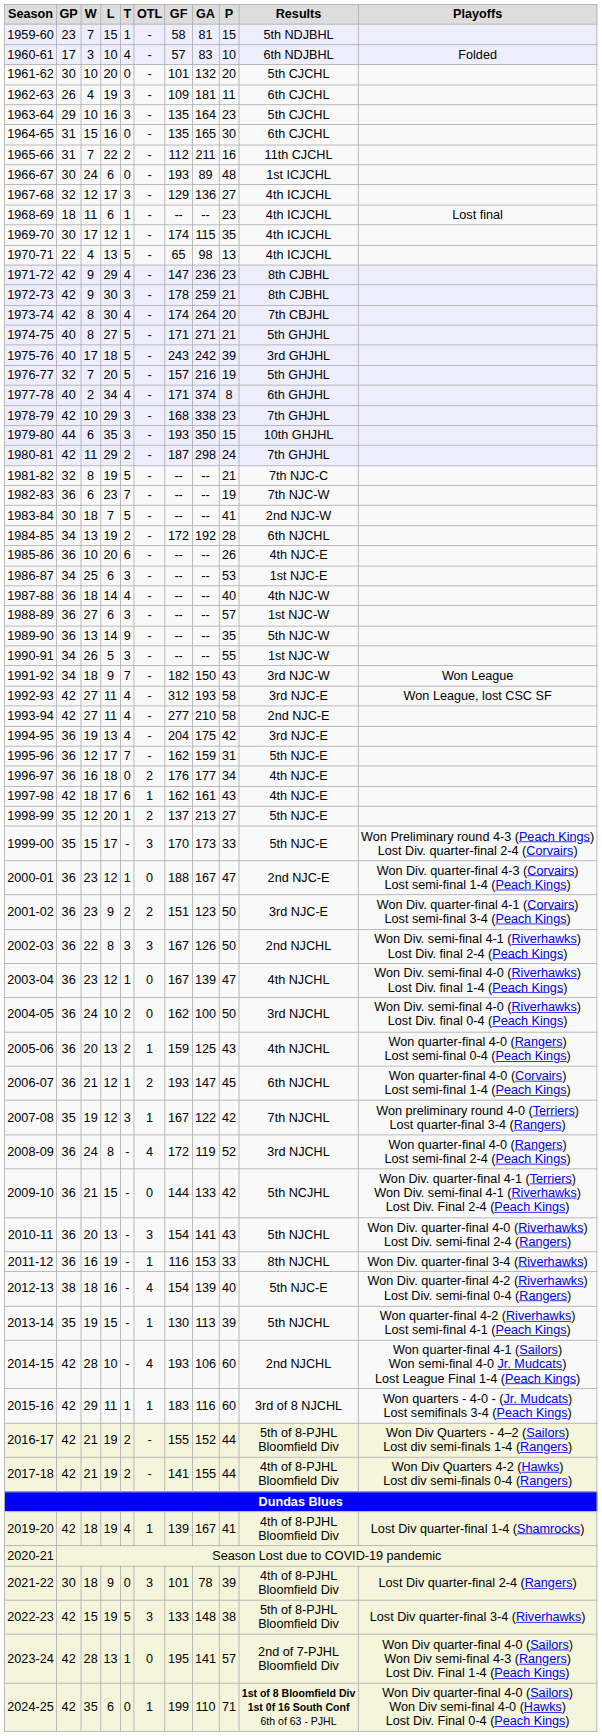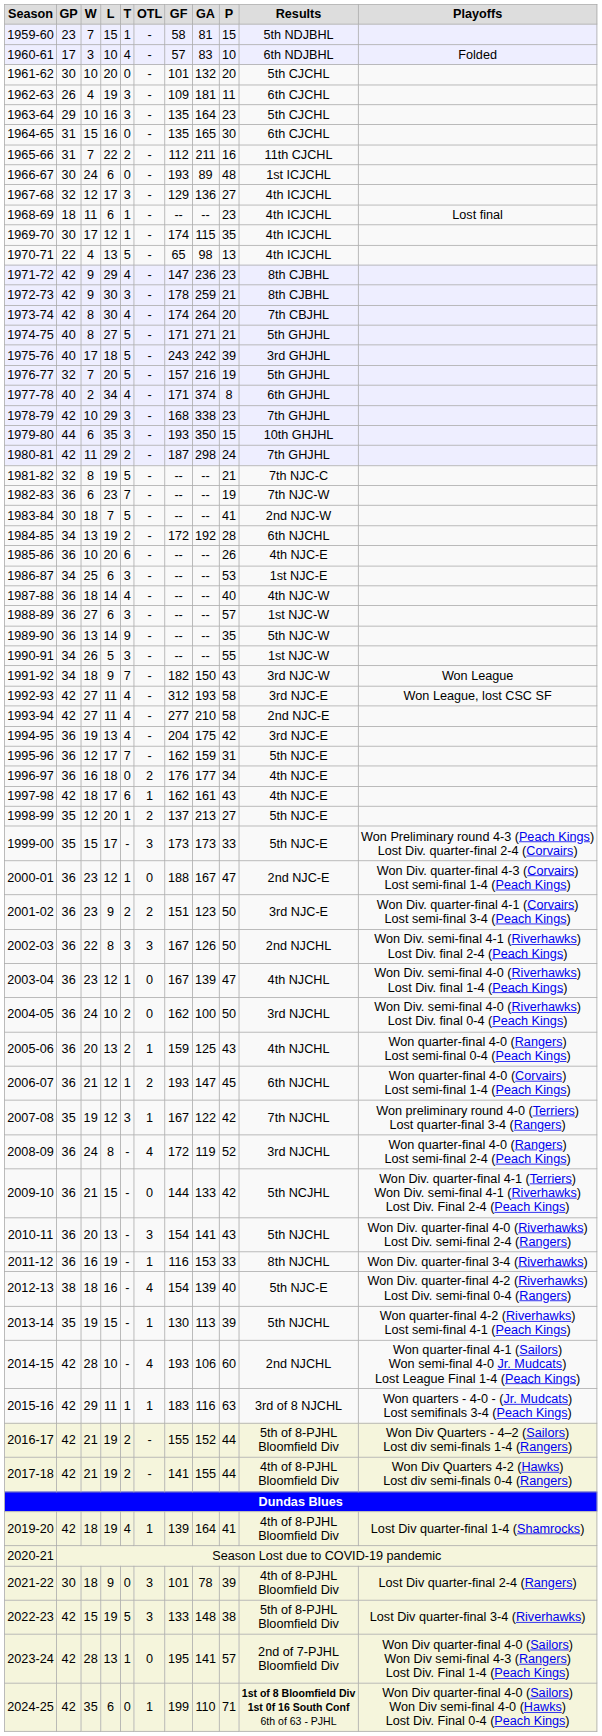(179, 843) 170 -> (179, 843) 173
(229, 1406) 60 -> (229, 1406) 63
(206, 1528) 167 -> (206, 1528) 164
